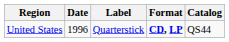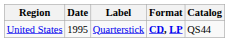(78, 29) 1996 -> (78, 29) 1995
